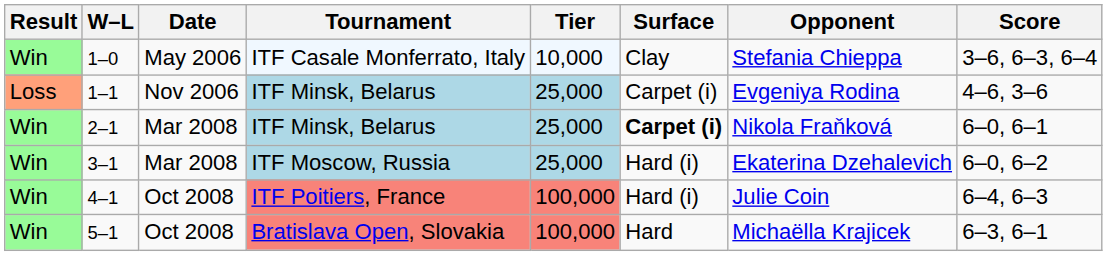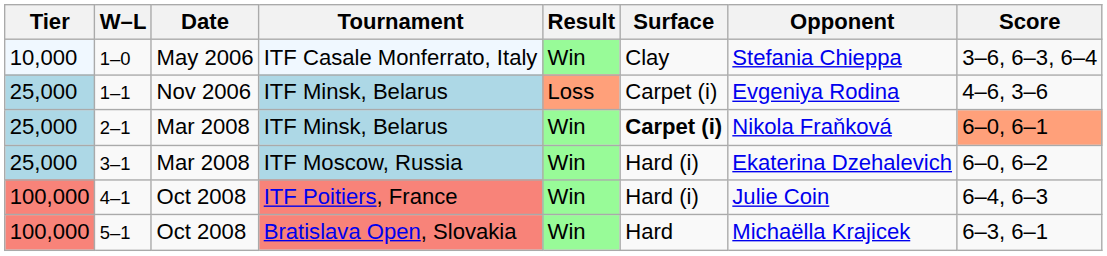columns swapped: (44, 22) <-> (575, 22)
(1005, 127) no background -> (1005, 127) lightsalmon background
